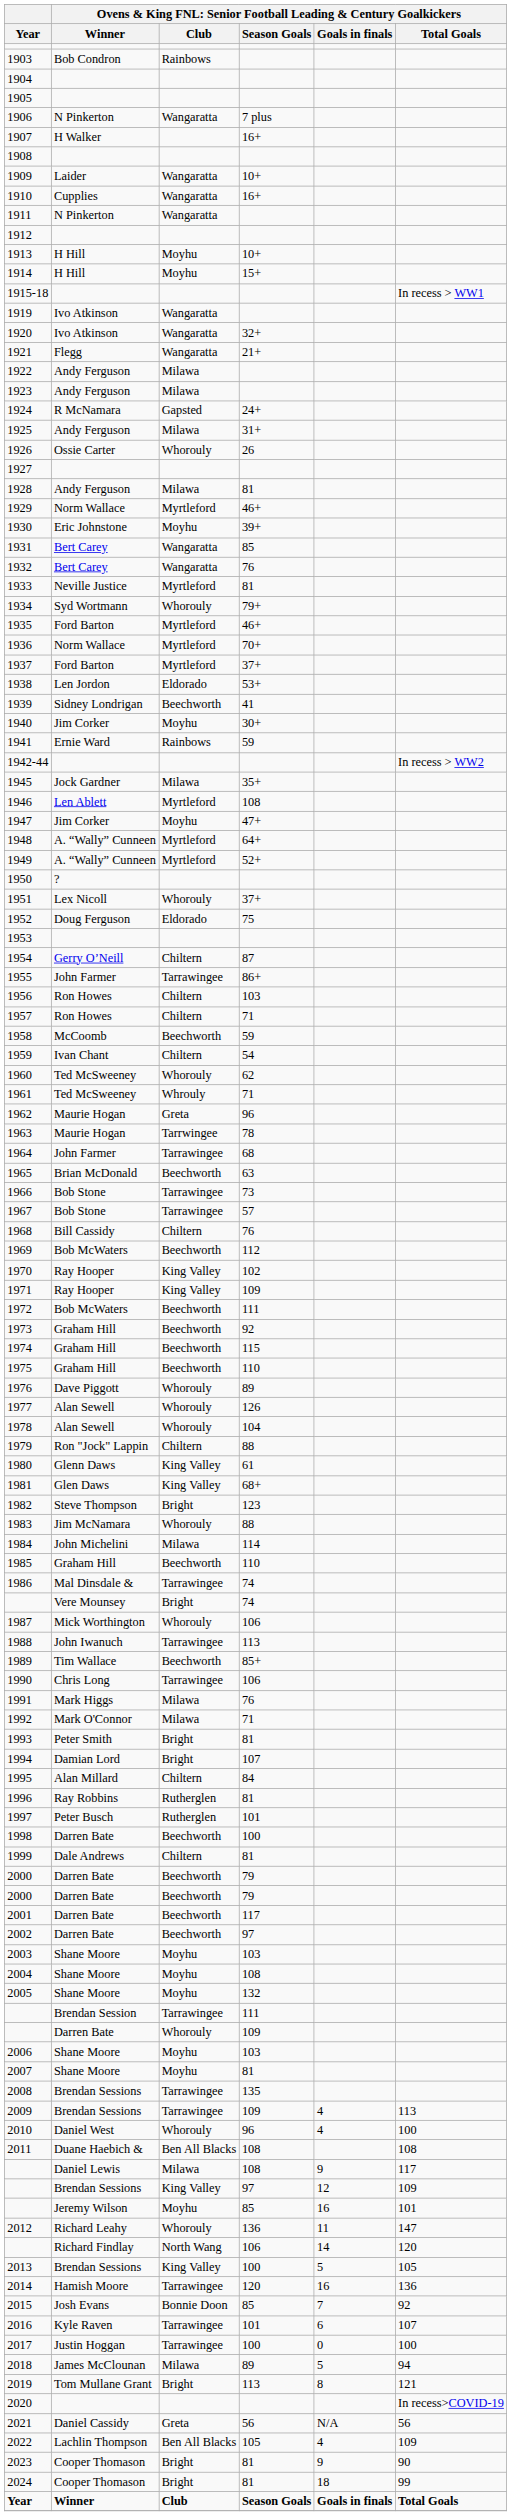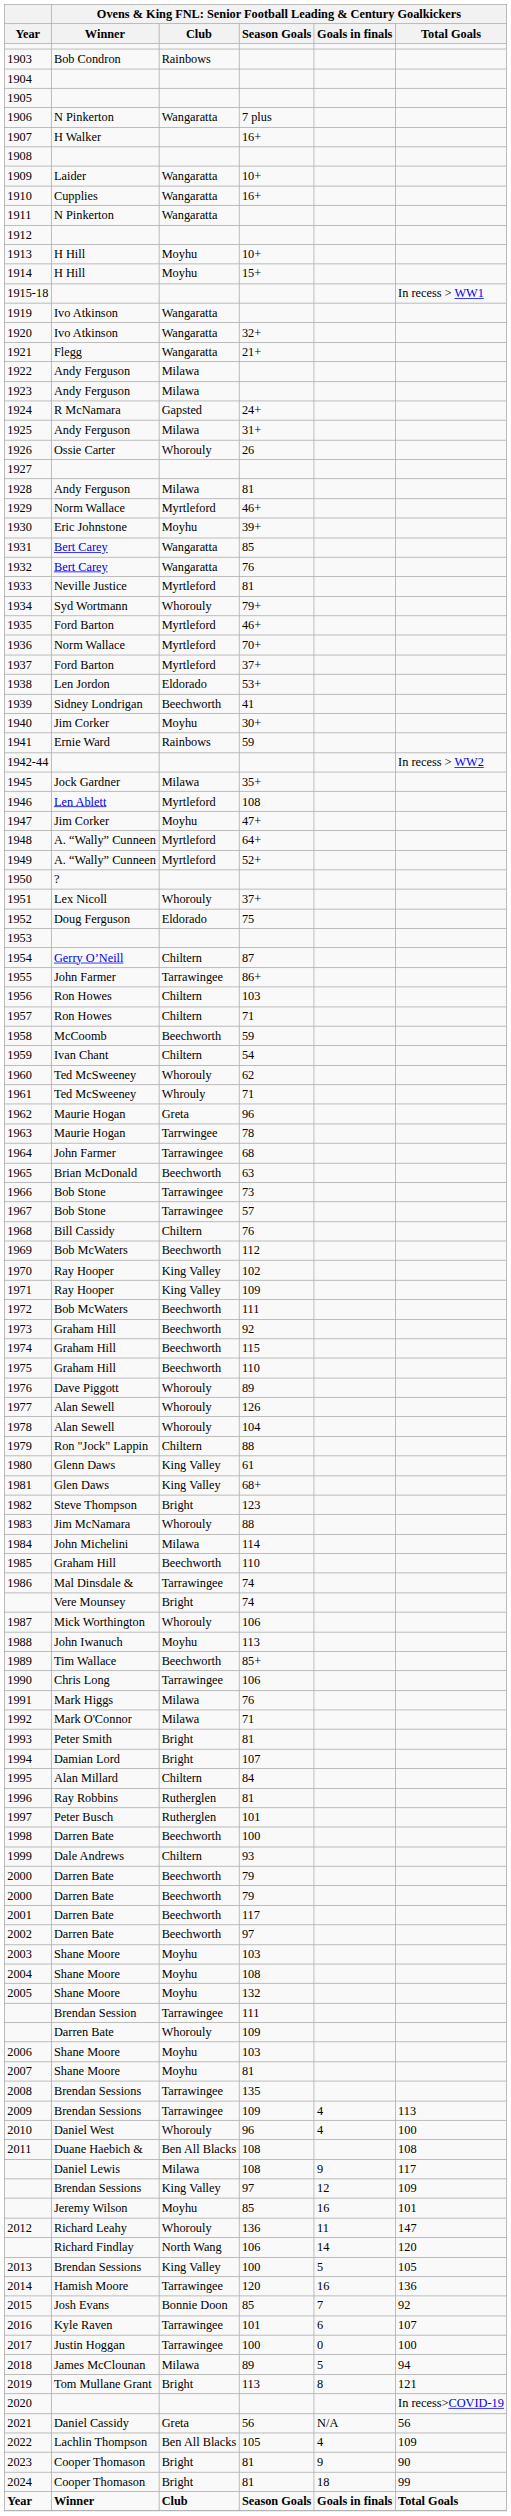(192, 1641) Tarrawingee -> (179, 1641) Moyhu
(248, 1856) 81 -> (248, 1856) 93
